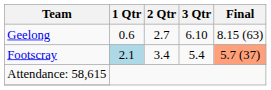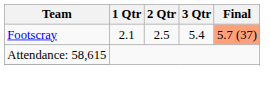- row: (29, 34)
(127, 54) lightblue background -> (127, 34) no background
(162, 54) 3.4 -> (162, 34) 2.5
